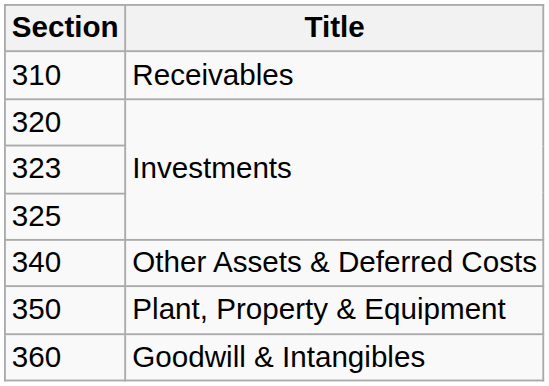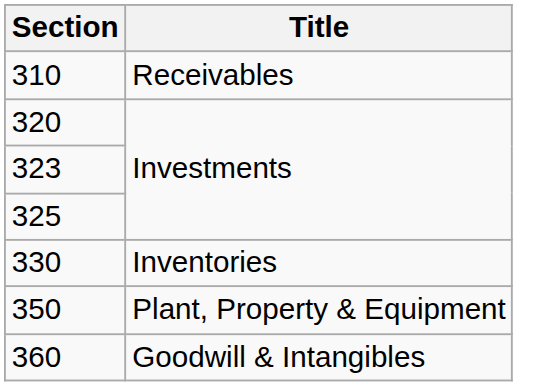+ row: (36, 262)
- row: (36, 262)
